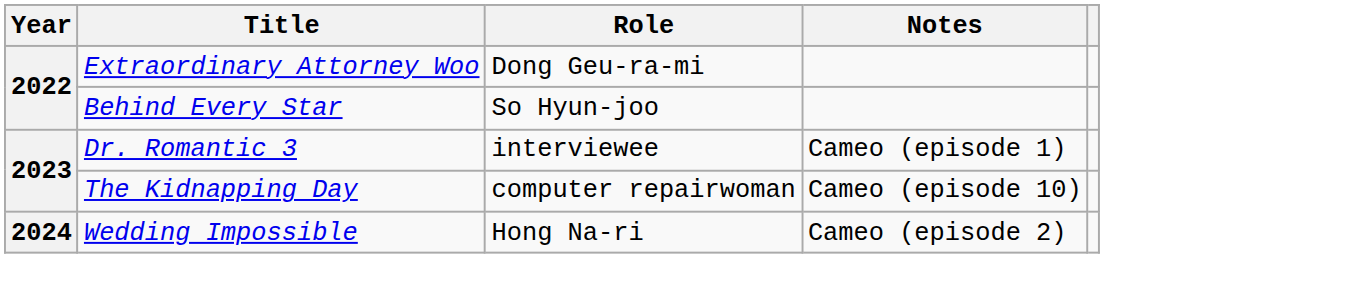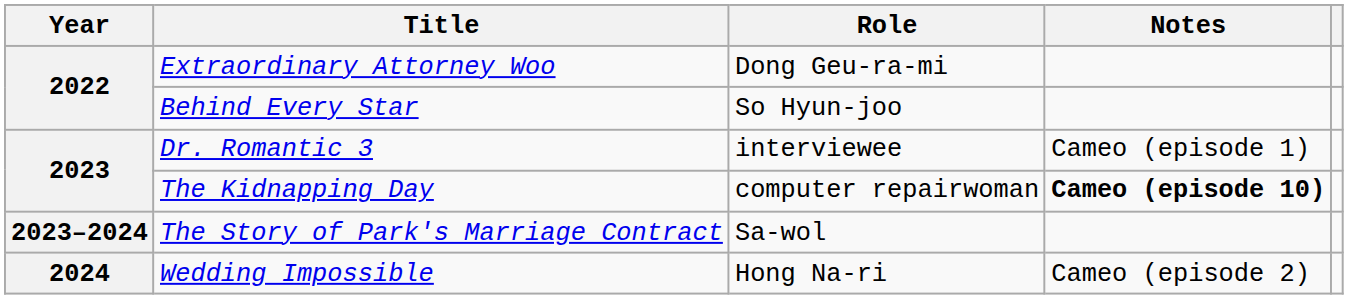(945, 191) normal -> (1188, 191) bold
+ row: (441, 232)
